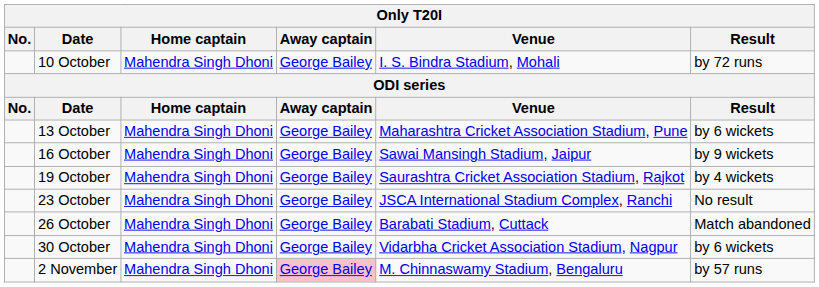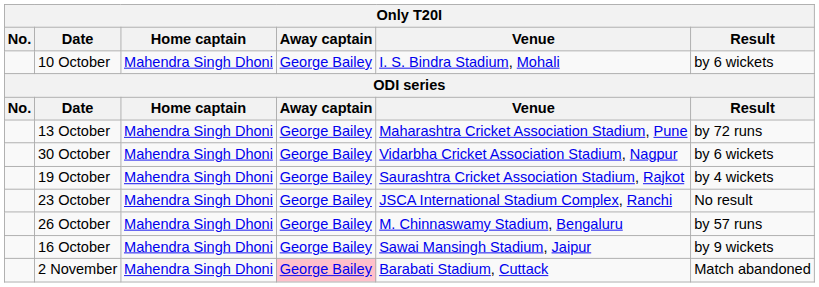(728, 62) by 72 runs -> (734, 62) by 6 wickets
(734, 131) by 6 wickets -> (728, 131) by 72 runs
rows swapped: (74, 154) <-> (74, 246)
(464, 223) Barabati Stadium, Cuttack -> (501, 223) M. Chinnaswamy Stadium, Bengaluru
(753, 223) Match abandoned -> (728, 223) by 57 runs
(501, 270) M. Chinnaswamy Stadium, Bengaluru -> (464, 270) Barabati Stadium, Cuttack
(728, 270) by 57 runs -> (753, 270) Match abandoned
